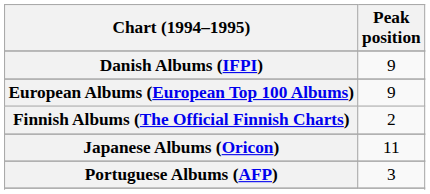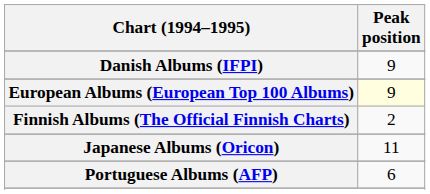(391, 92) no background -> (391, 92) lightyellow background
(391, 174) 3 -> (391, 174) 6
